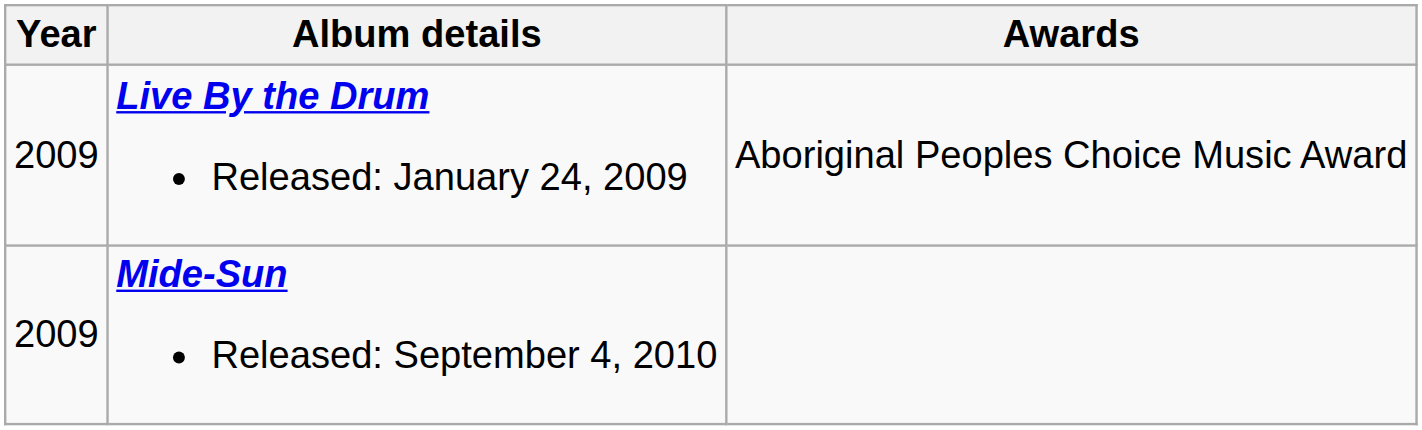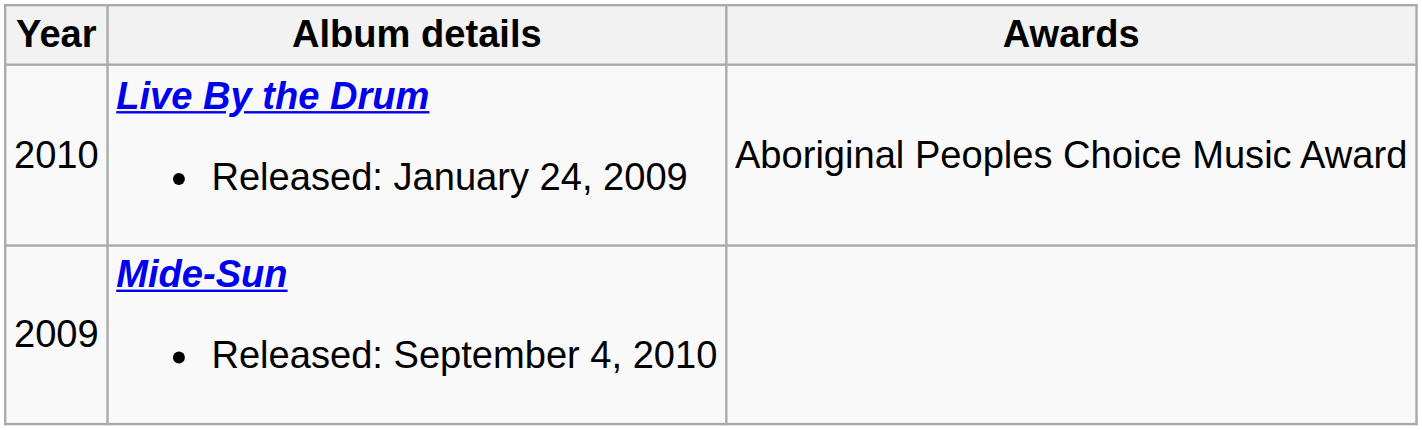(56, 154) 2009 -> (56, 154) 2010
